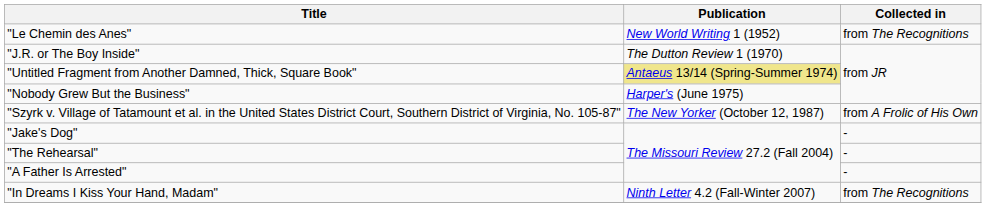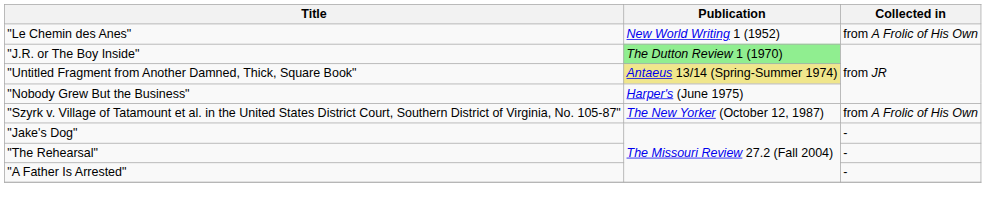(906, 34) from The Recognitions -> (911, 34) from A Frolic of His Own
(705, 53) no background -> (705, 53) lightgreen background
- row: (113, 192)
